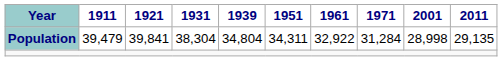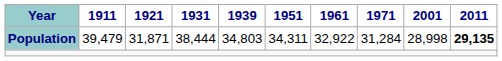(149, 38) 39,841 -> (149, 38) 31,871
(196, 38) 38,304 -> (196, 38) 38,444
(242, 38) 34,804 -> (242, 38) 34,803
(474, 38) normal -> (474, 38) bold
